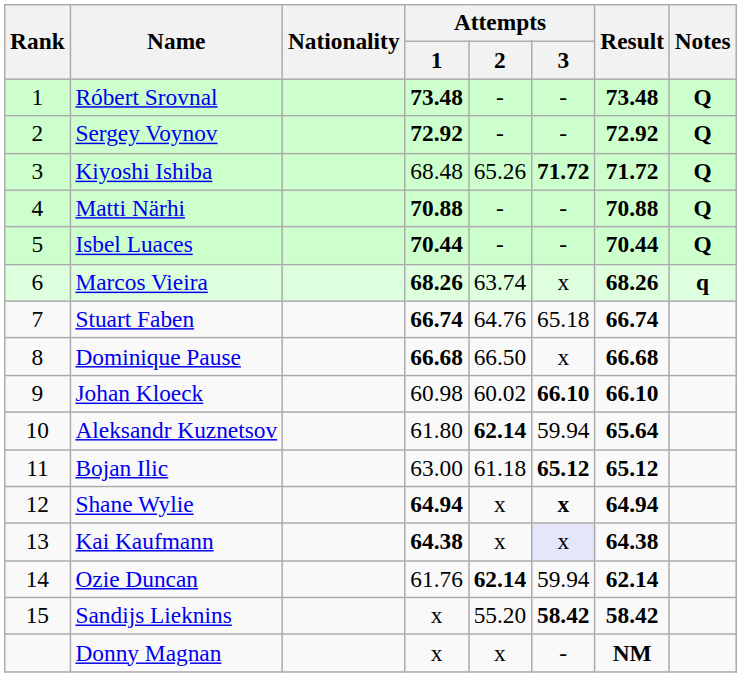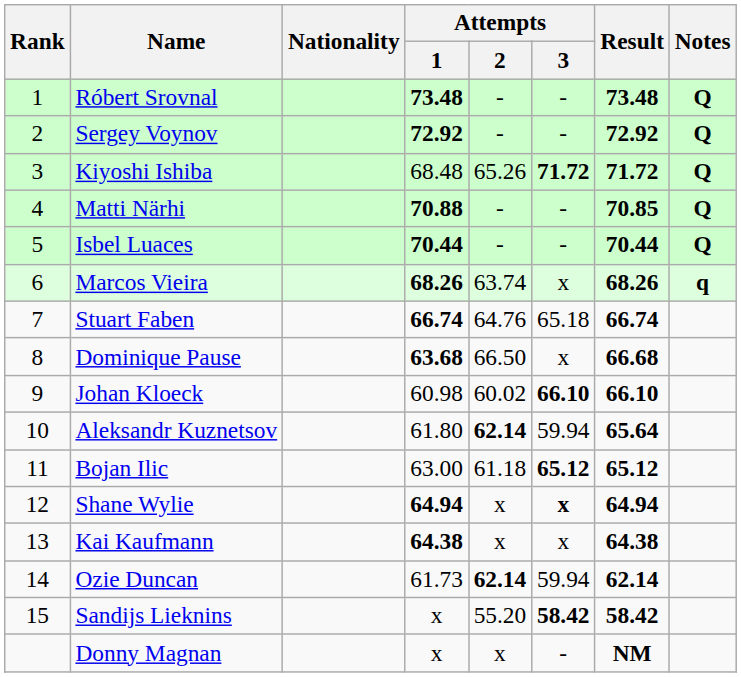(632, 208) 70.88 -> (632, 208) 70.85
(437, 356) 66.68 -> (437, 356) 63.68
(563, 541) lavender background -> (563, 541) no background
(437, 578) 61.76 -> (437, 578) 61.73
